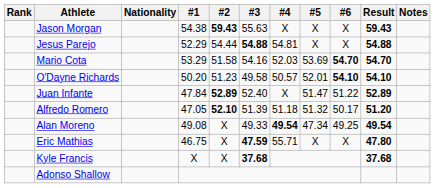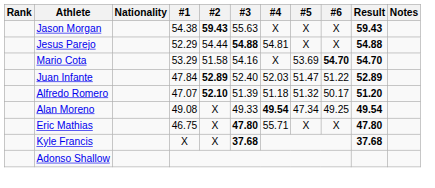(285, 61) 52.03 -> (276, 61) X
- row: (78, 77)
(285, 93) X -> (276, 77) 52.03
(194, 110) 47.05 -> (184, 93) 47.07
(255, 142) 47.59 -> (245, 126) 47.80
